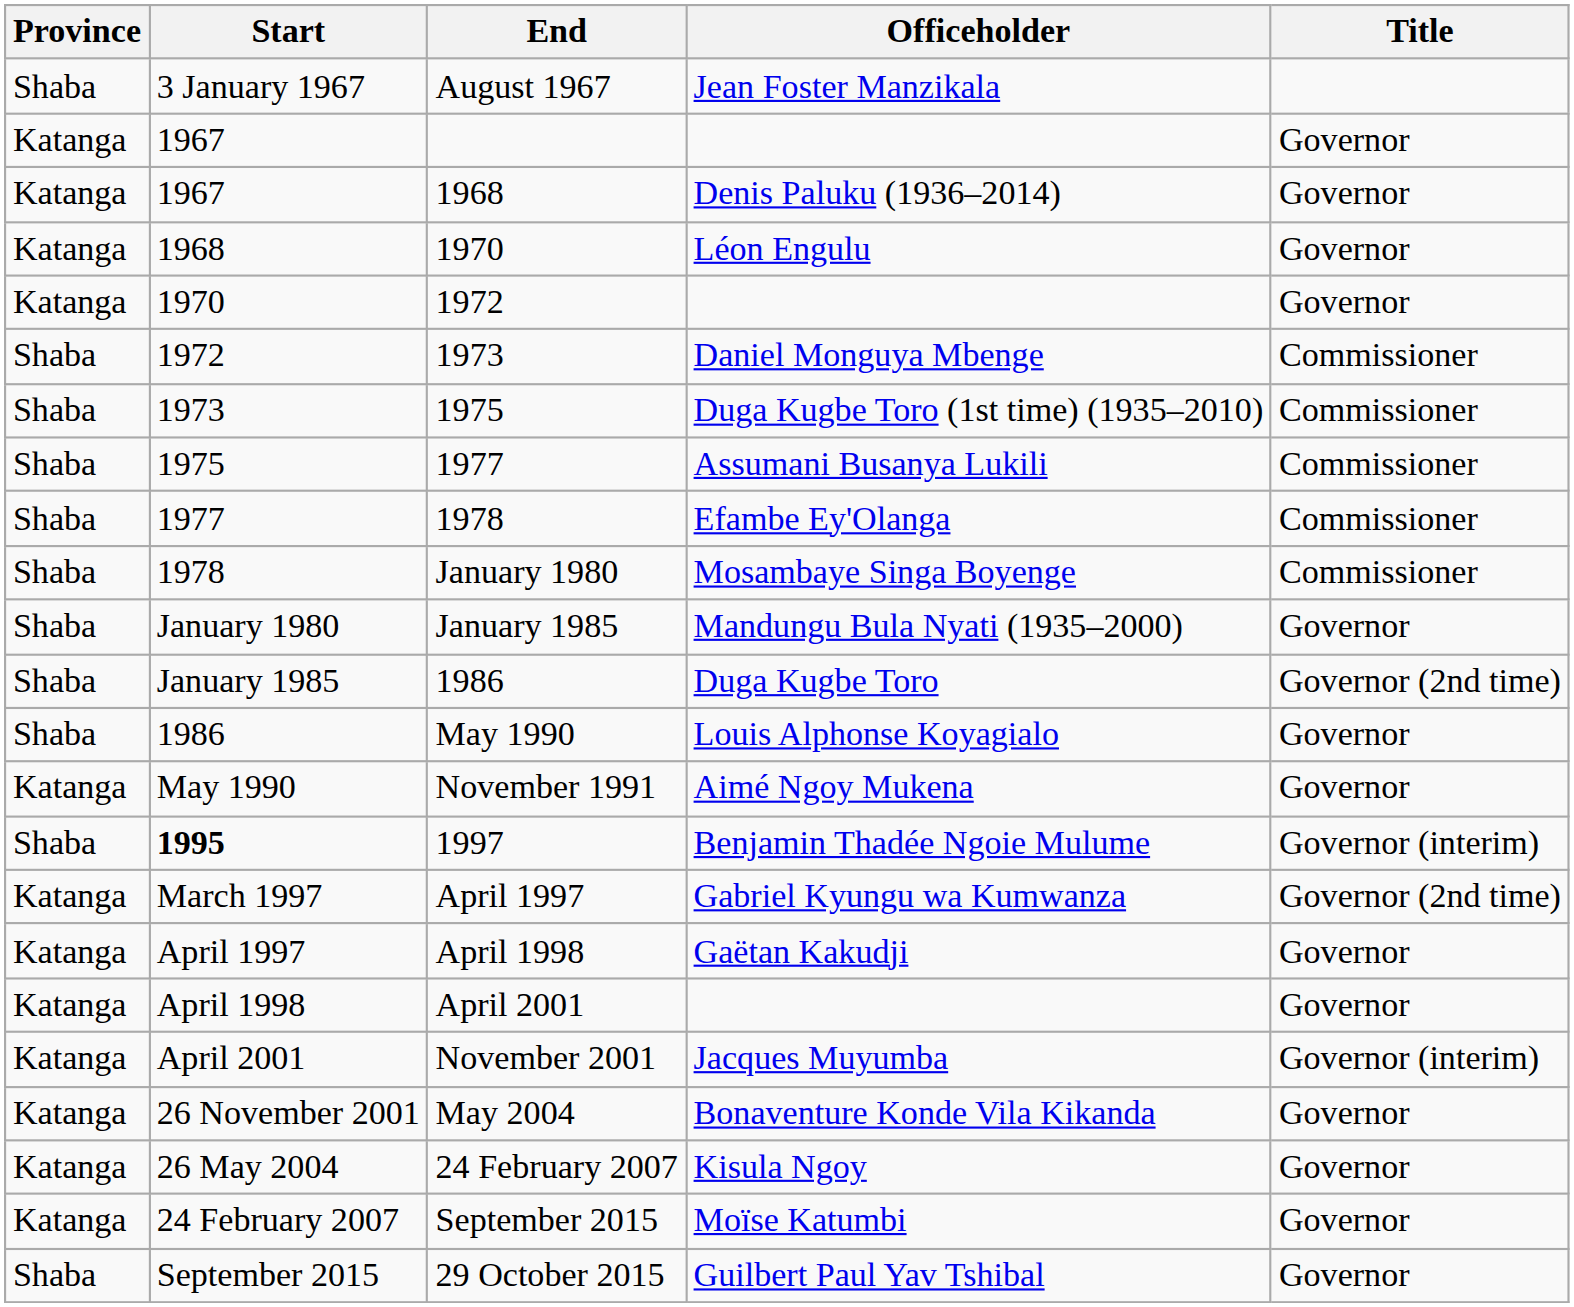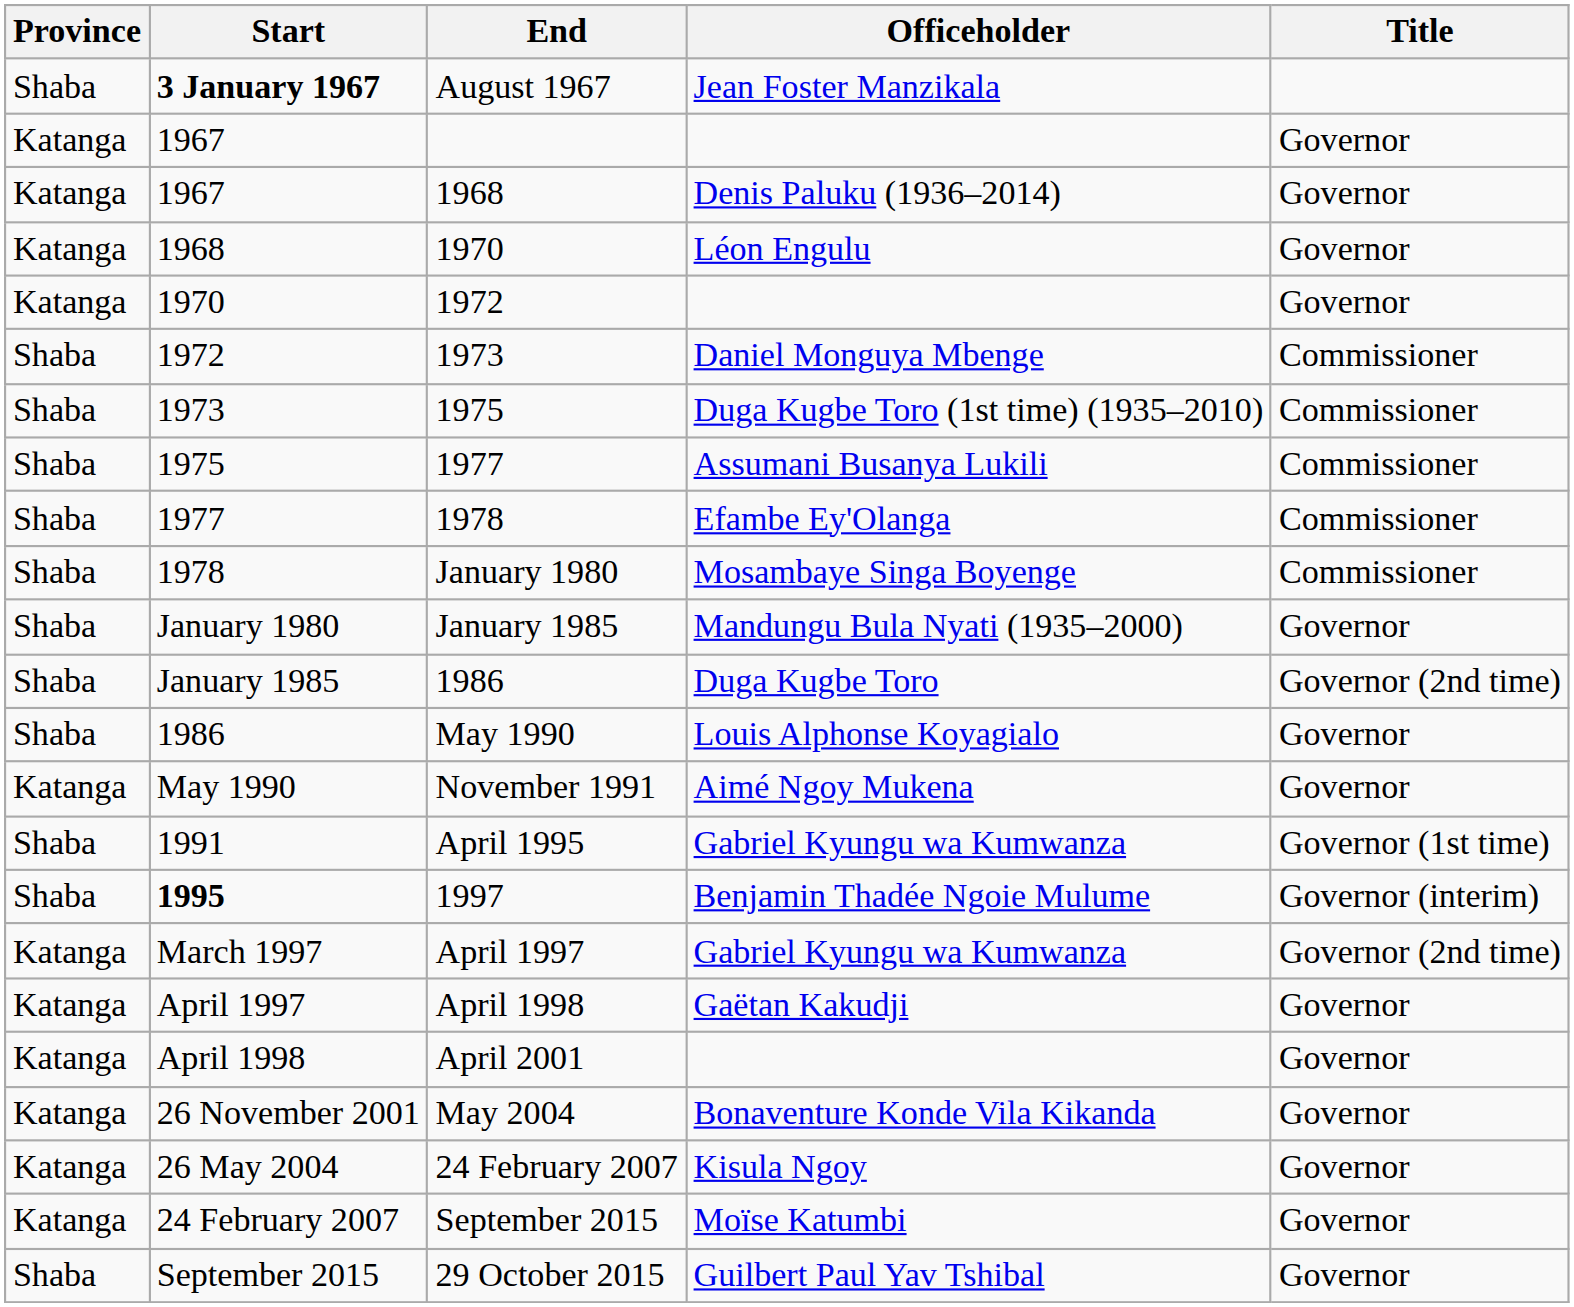(261, 85) normal -> (268, 85) bold
+ row: (510, 842)
- row: (546, 1058)
